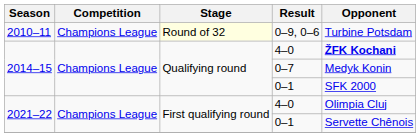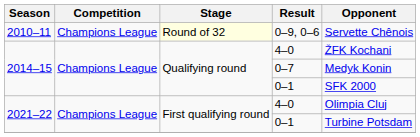(368, 31) Turbine Potsdam -> (369, 31) Servette Chênois
(360, 50) bold -> (358, 50) normal
(369, 123) Servette Chênois -> (368, 123) Turbine Potsdam
